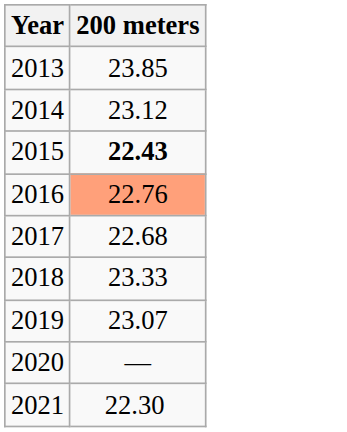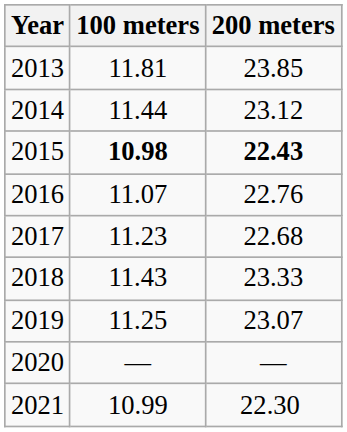+ column: (138, 25)
(138, 194) lightsalmon background -> (273, 194) no background
